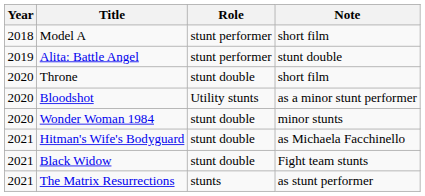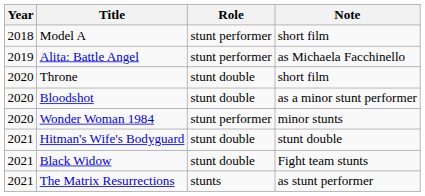(310, 56) stunt double -> (341, 56) as Michaela Facchinello
(224, 98) Utility stunts -> (223, 98) stunt double
(223, 118) stunt double -> (231, 118) stunt performer
(341, 139) as Michaela Facchinello -> (310, 139) stunt double
